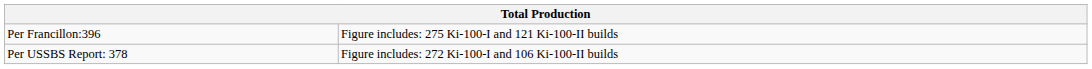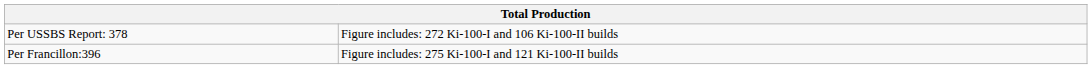rows swapped: (67, 53) <-> (54, 34)
